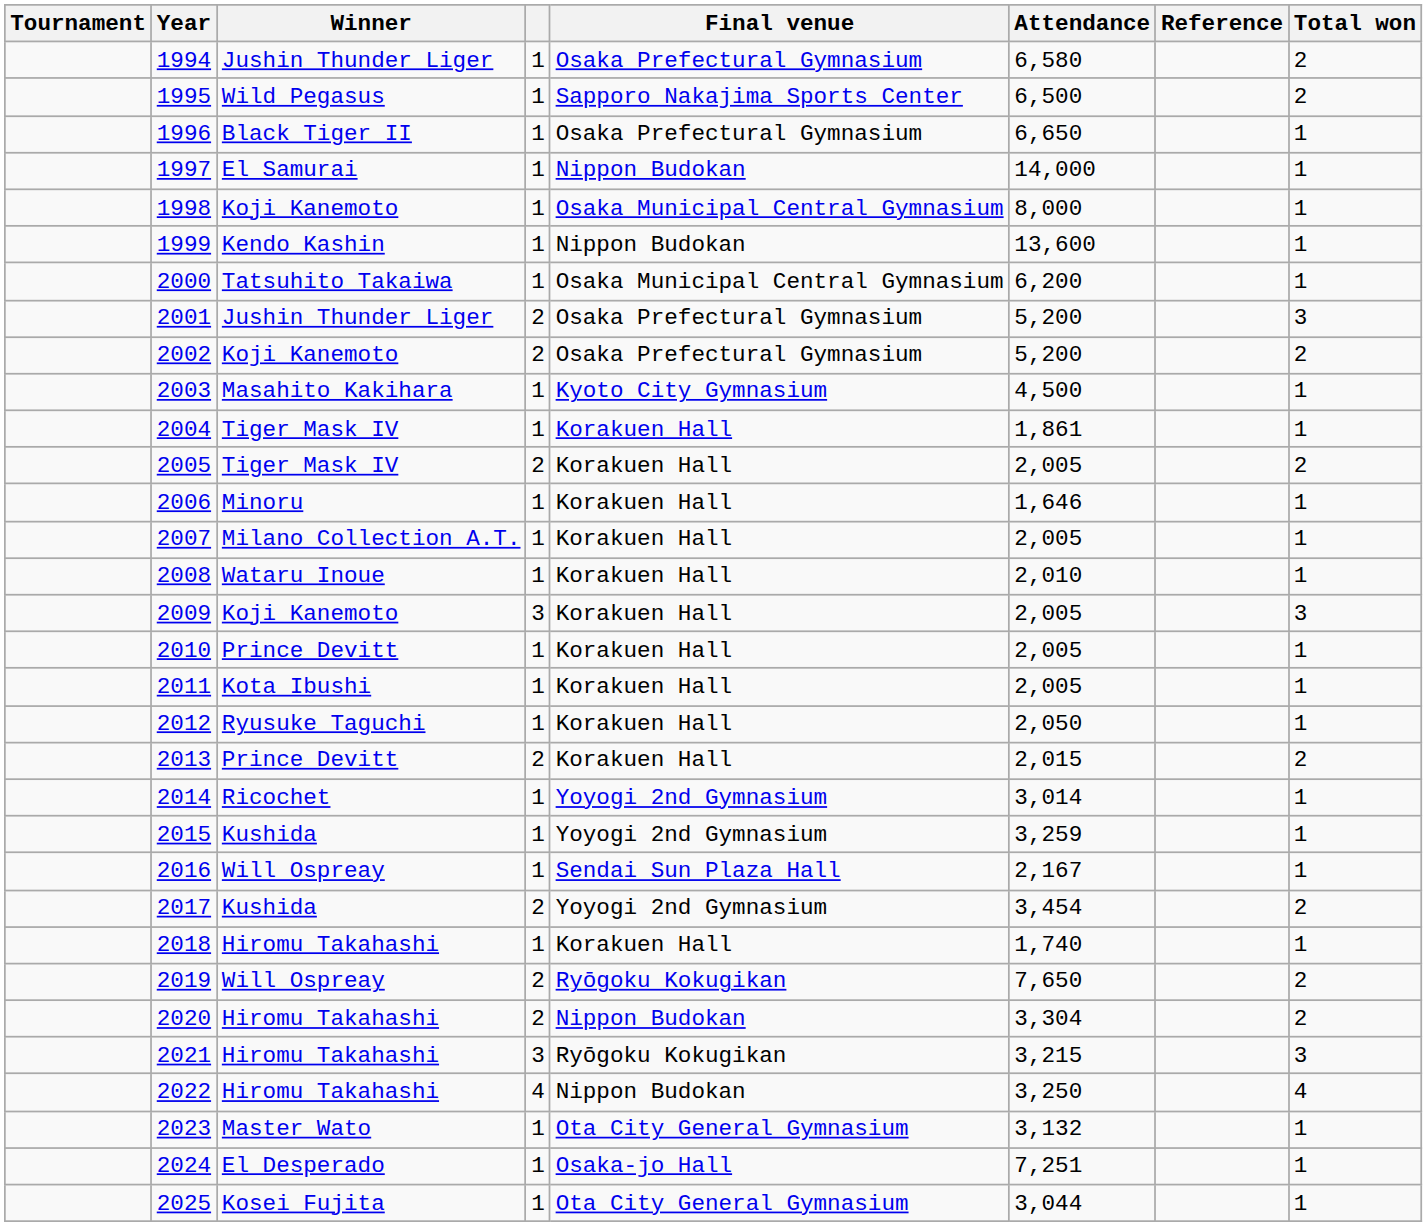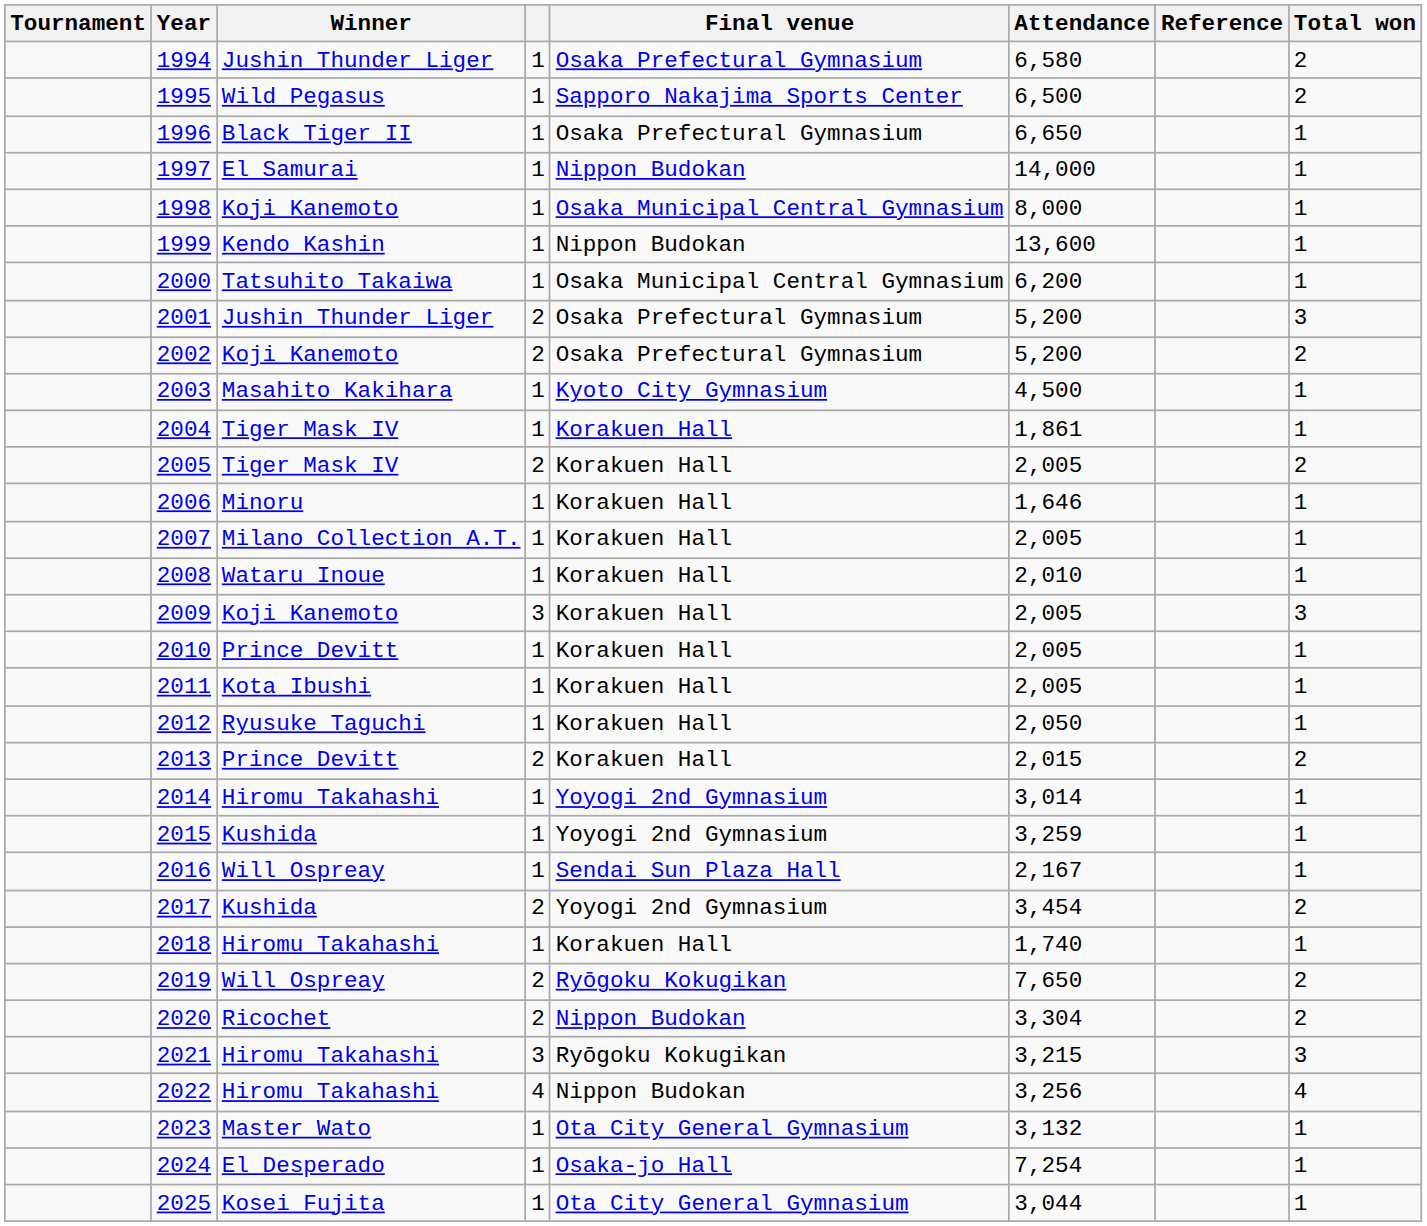(276, 797) Ricochet -> (330, 797) Hiromu Takahashi
(330, 1019) Hiromu Takahashi -> (276, 1019) Ricochet
(1048, 1092) 3,250 -> (1048, 1092) 3,256
(1048, 1166) 7,251 -> (1048, 1166) 7,254
